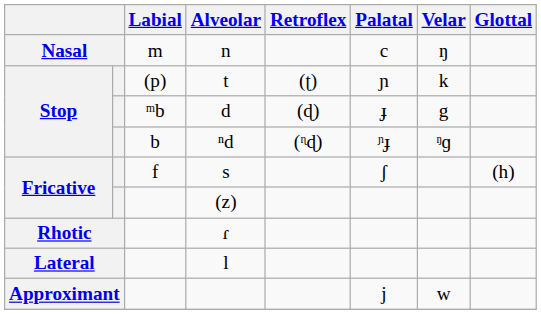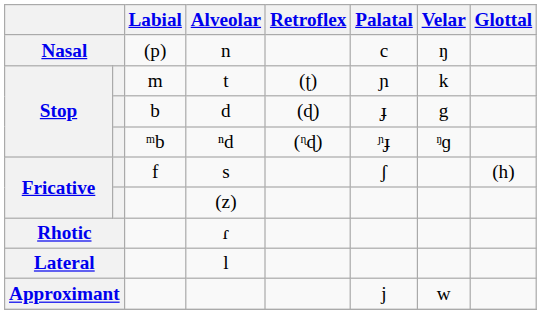(155, 50) m -> (155, 50) (p)
(155, 80) (p) -> (155, 80) m
(155, 111) ᵐb -> (155, 111) b
(155, 141) b -> (155, 141) ᵐb
